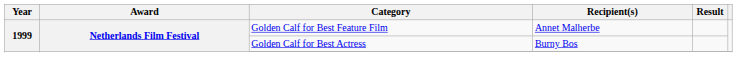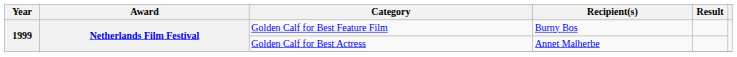(567, 28) Annet Malherbe -> (556, 28) Burny Bos
(556, 43) Burny Bos -> (567, 43) Annet Malherbe
